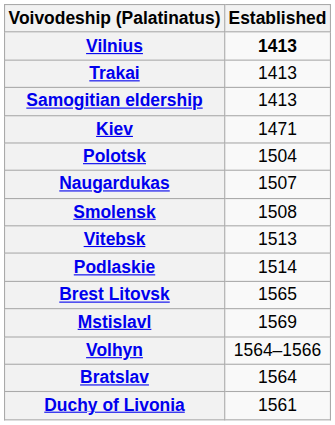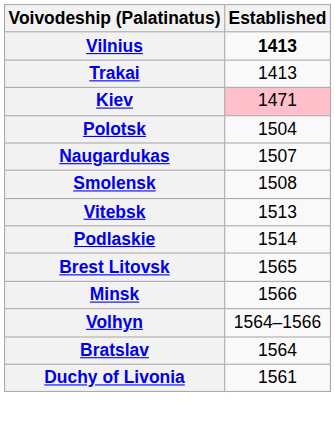- row: (115, 101)
(277, 128) no background -> (277, 101) pink background
+ row: (115, 294)
- row: (115, 322)
